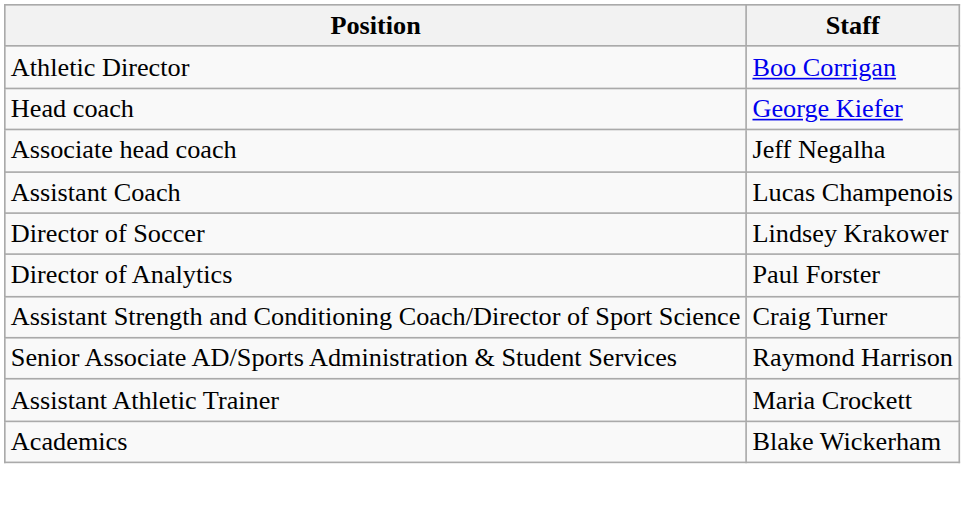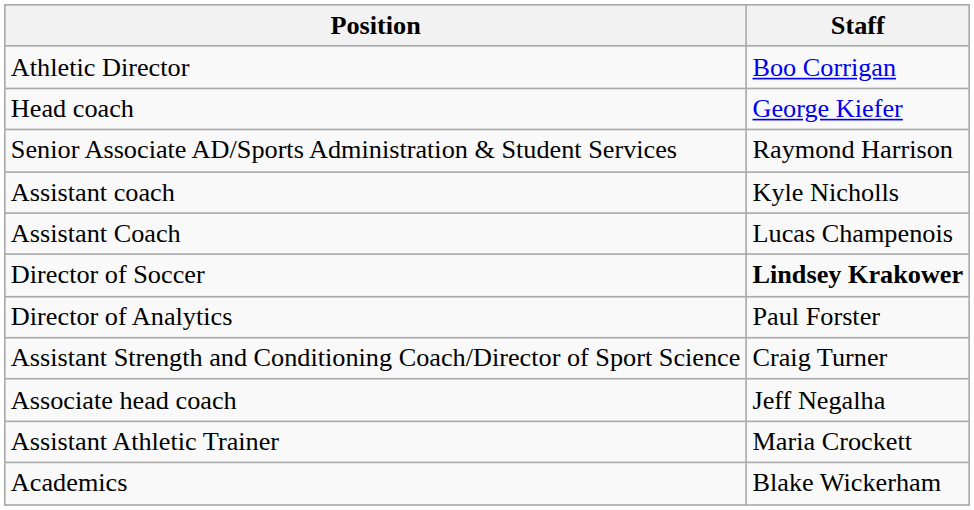rows swapped: (124, 150) <-> (344, 358)
+ row: (93, 191)
(850, 233) normal -> (858, 274) bold
